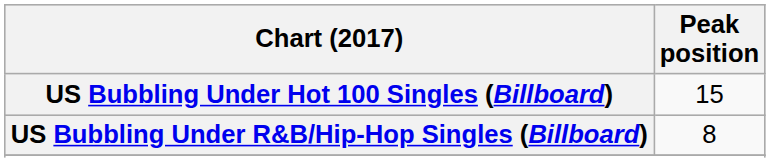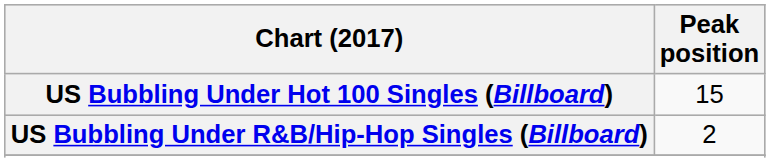(709, 134) 8 -> (709, 134) 2
